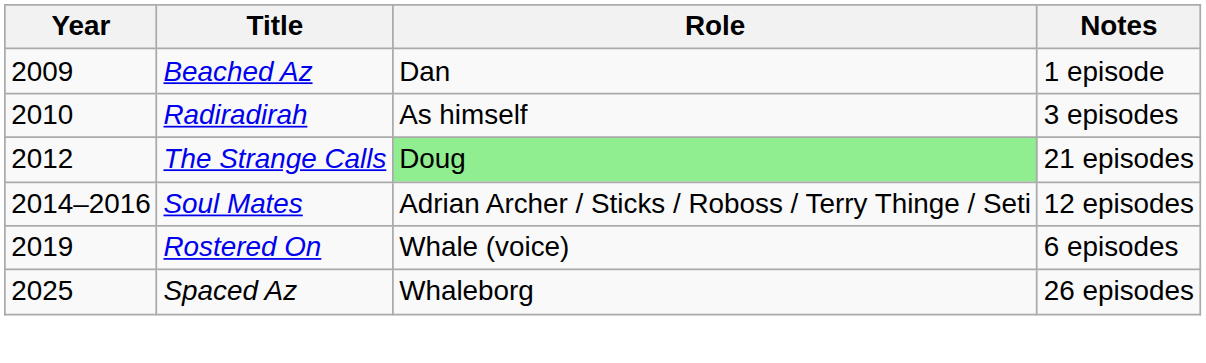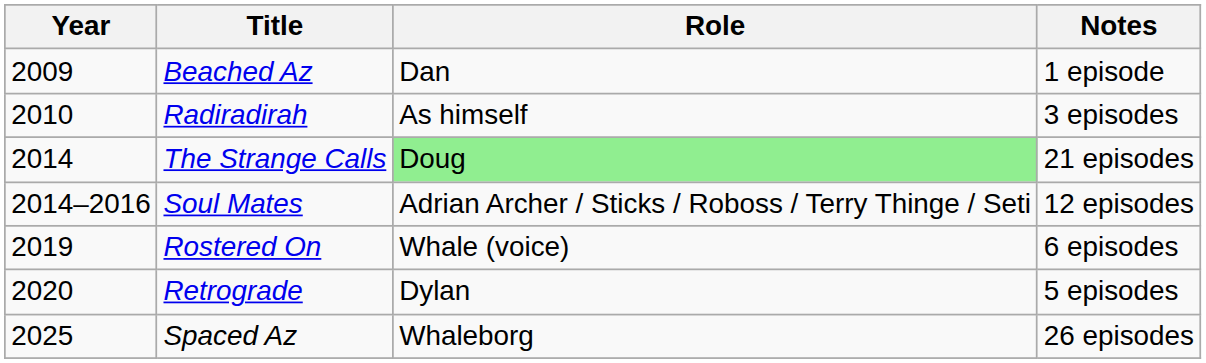(42, 159) 2012 -> (42, 159) 2014
+ row: (233, 291)
